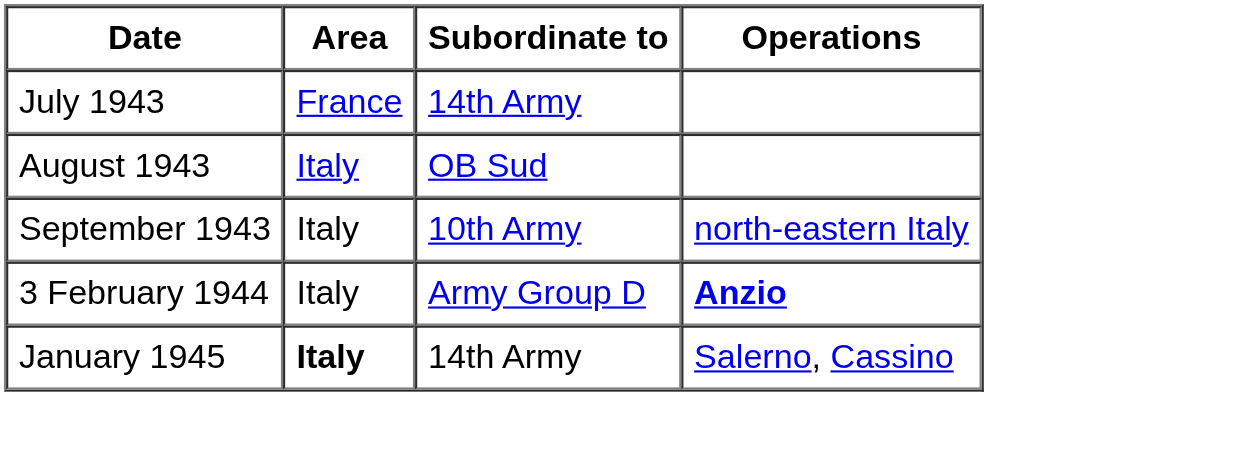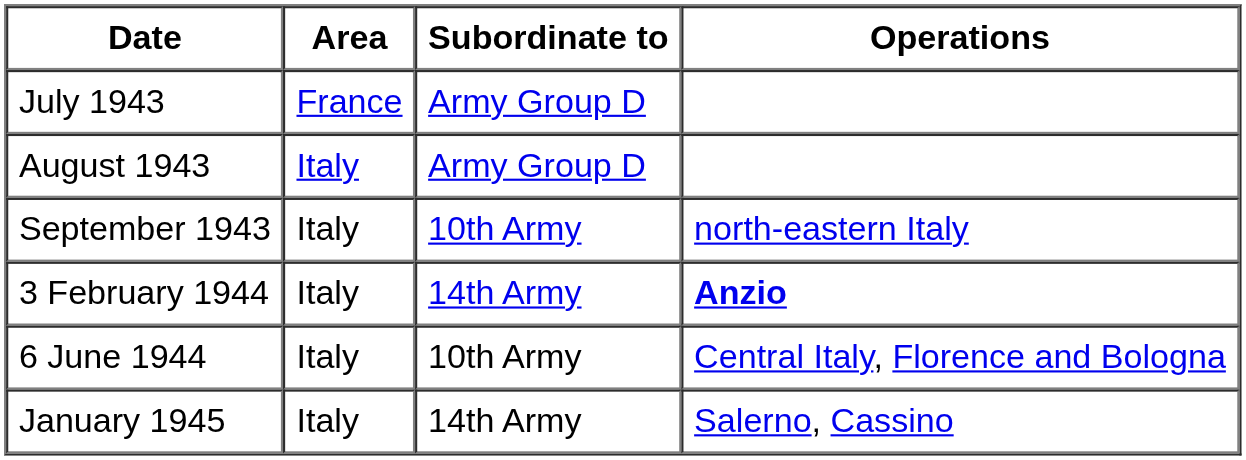(505, 101) 14th Army -> (537, 101) Army Group D
(488, 165) OB Sud -> (537, 165) Army Group D
(537, 293) Army Group D -> (505, 293) 14th Army
+ row: (113, 357)
(331, 357) bold -> (328, 420) normal
